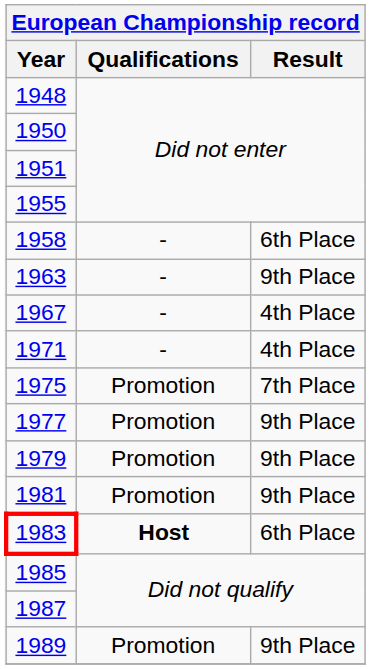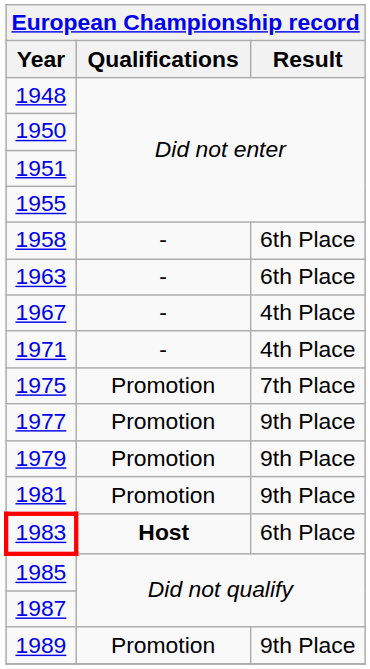(308, 276) 9th Place -> (308, 276) 6th Place
